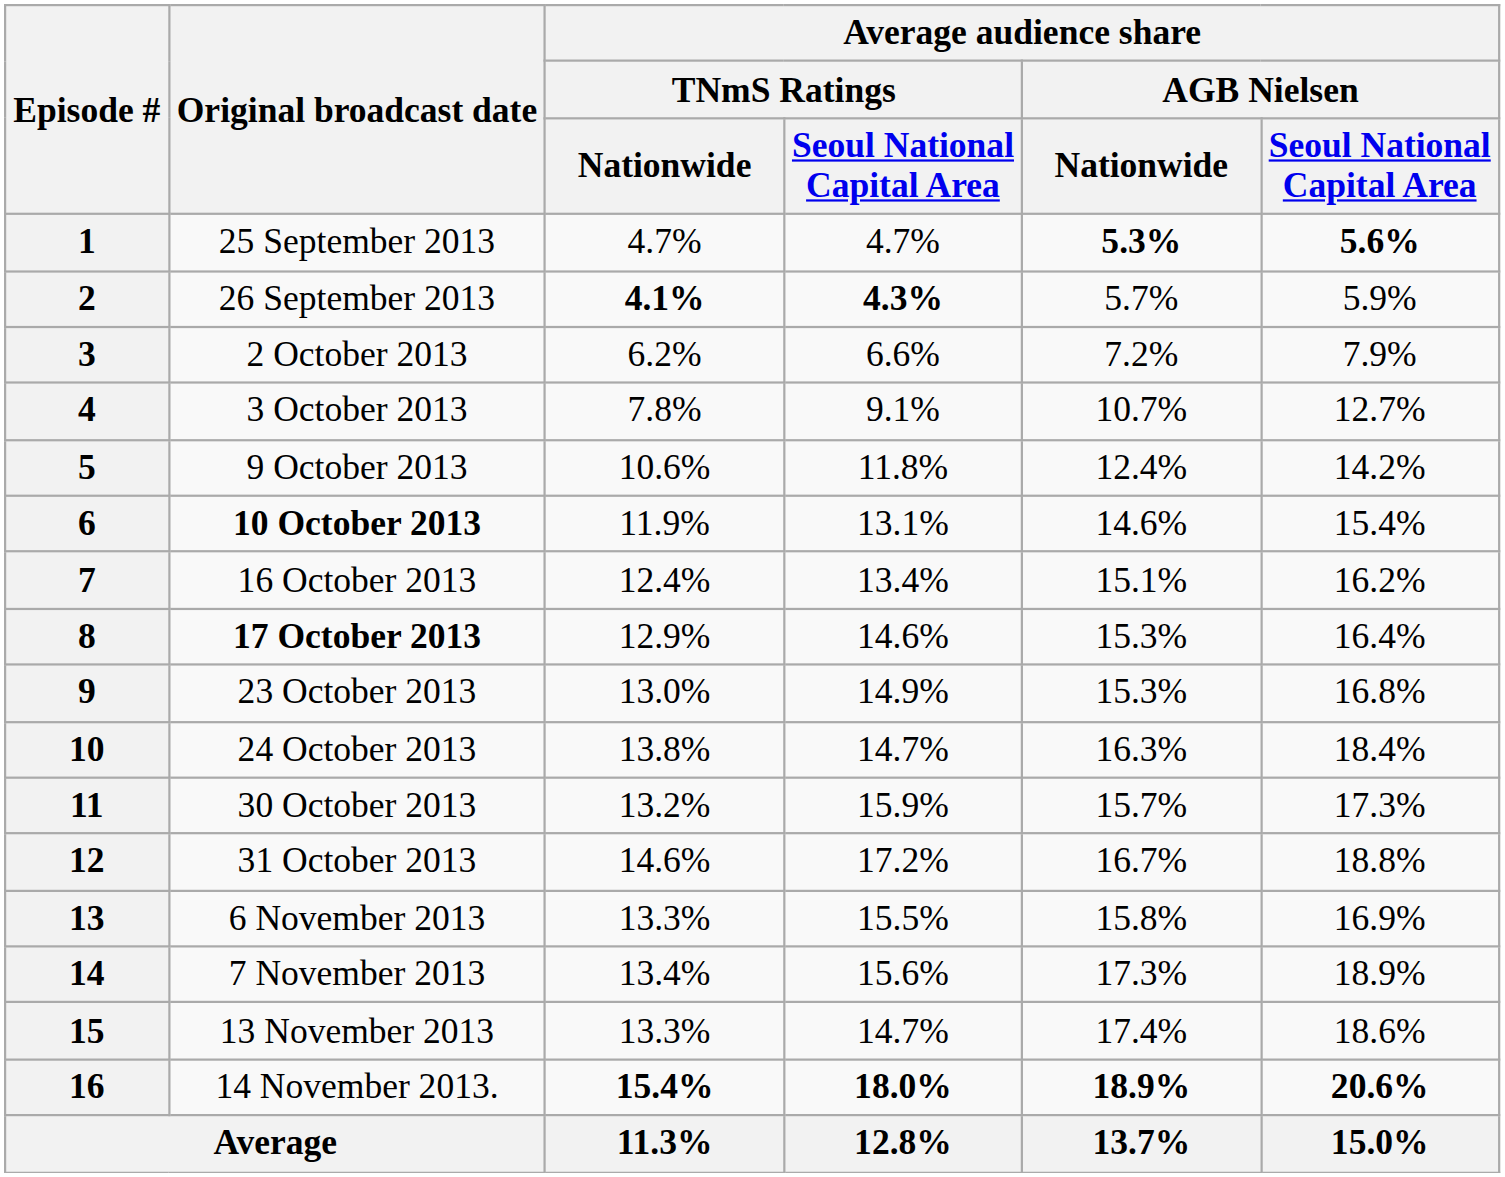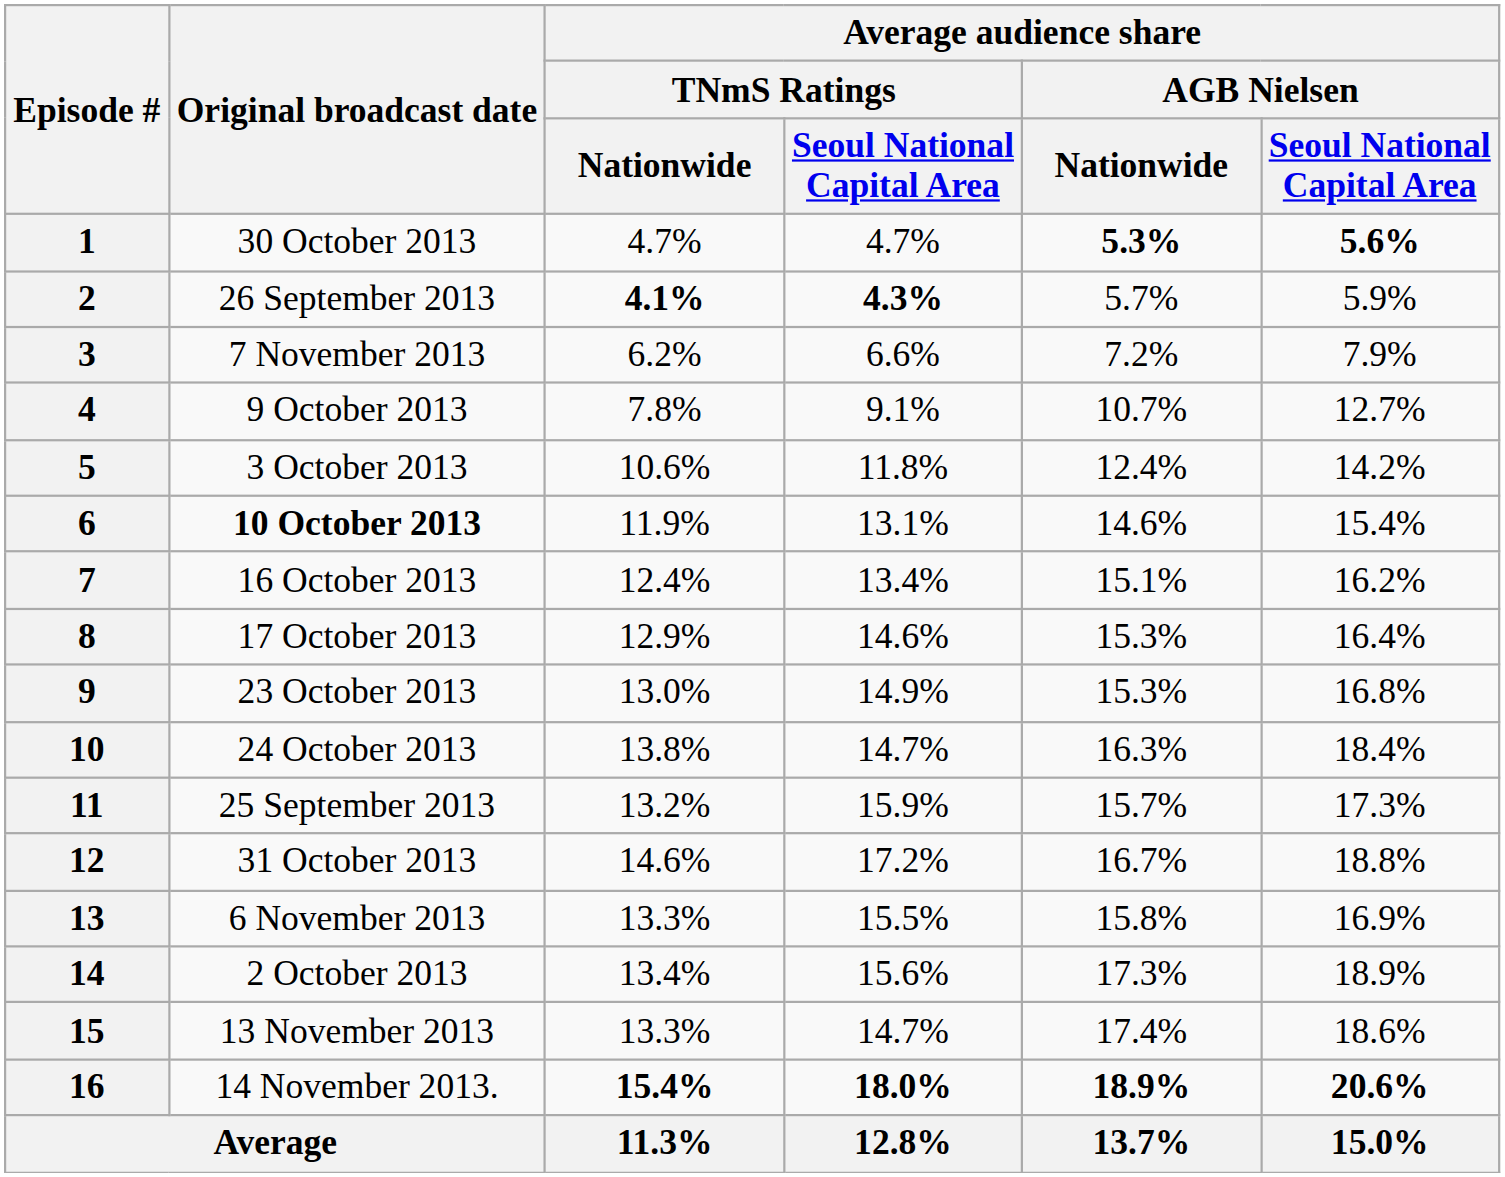(357, 241) 25 September 2013 -> (357, 241) 30 October 2013
(357, 354) 2 October 2013 -> (357, 354) 7 November 2013
(357, 410) 3 October 2013 -> (357, 410) 9 October 2013
(357, 466) 9 October 2013 -> (357, 466) 3 October 2013
(357, 635) bold -> (357, 635) normal
(357, 804) 30 October 2013 -> (357, 804) 25 September 2013
(357, 973) 7 November 2013 -> (357, 973) 2 October 2013
